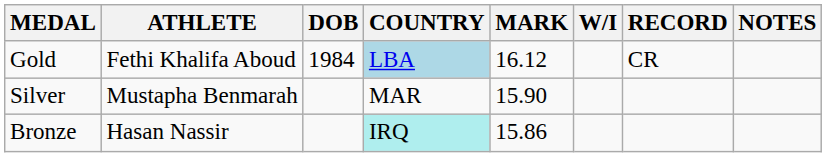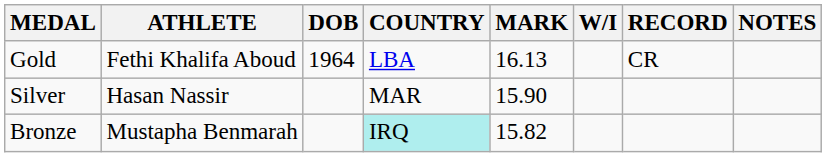(331, 59) 1984 -> (331, 59) 1964
(392, 59) lightblue background -> (392, 59) no background
(521, 59) 16.12 -> (521, 59) 16.13
(202, 95) Mustapha Benmarah -> (168, 95) Hasan Nassir
(168, 132) Hasan Nassir -> (202, 132) Mustapha Benmarah
(521, 132) 15.86 -> (521, 132) 15.82
